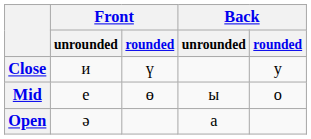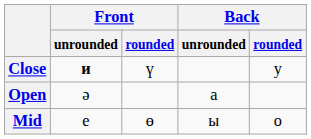(86, 69) normal -> (86, 69) bold
rows swapped: (27, 95) <-> (27, 120)
